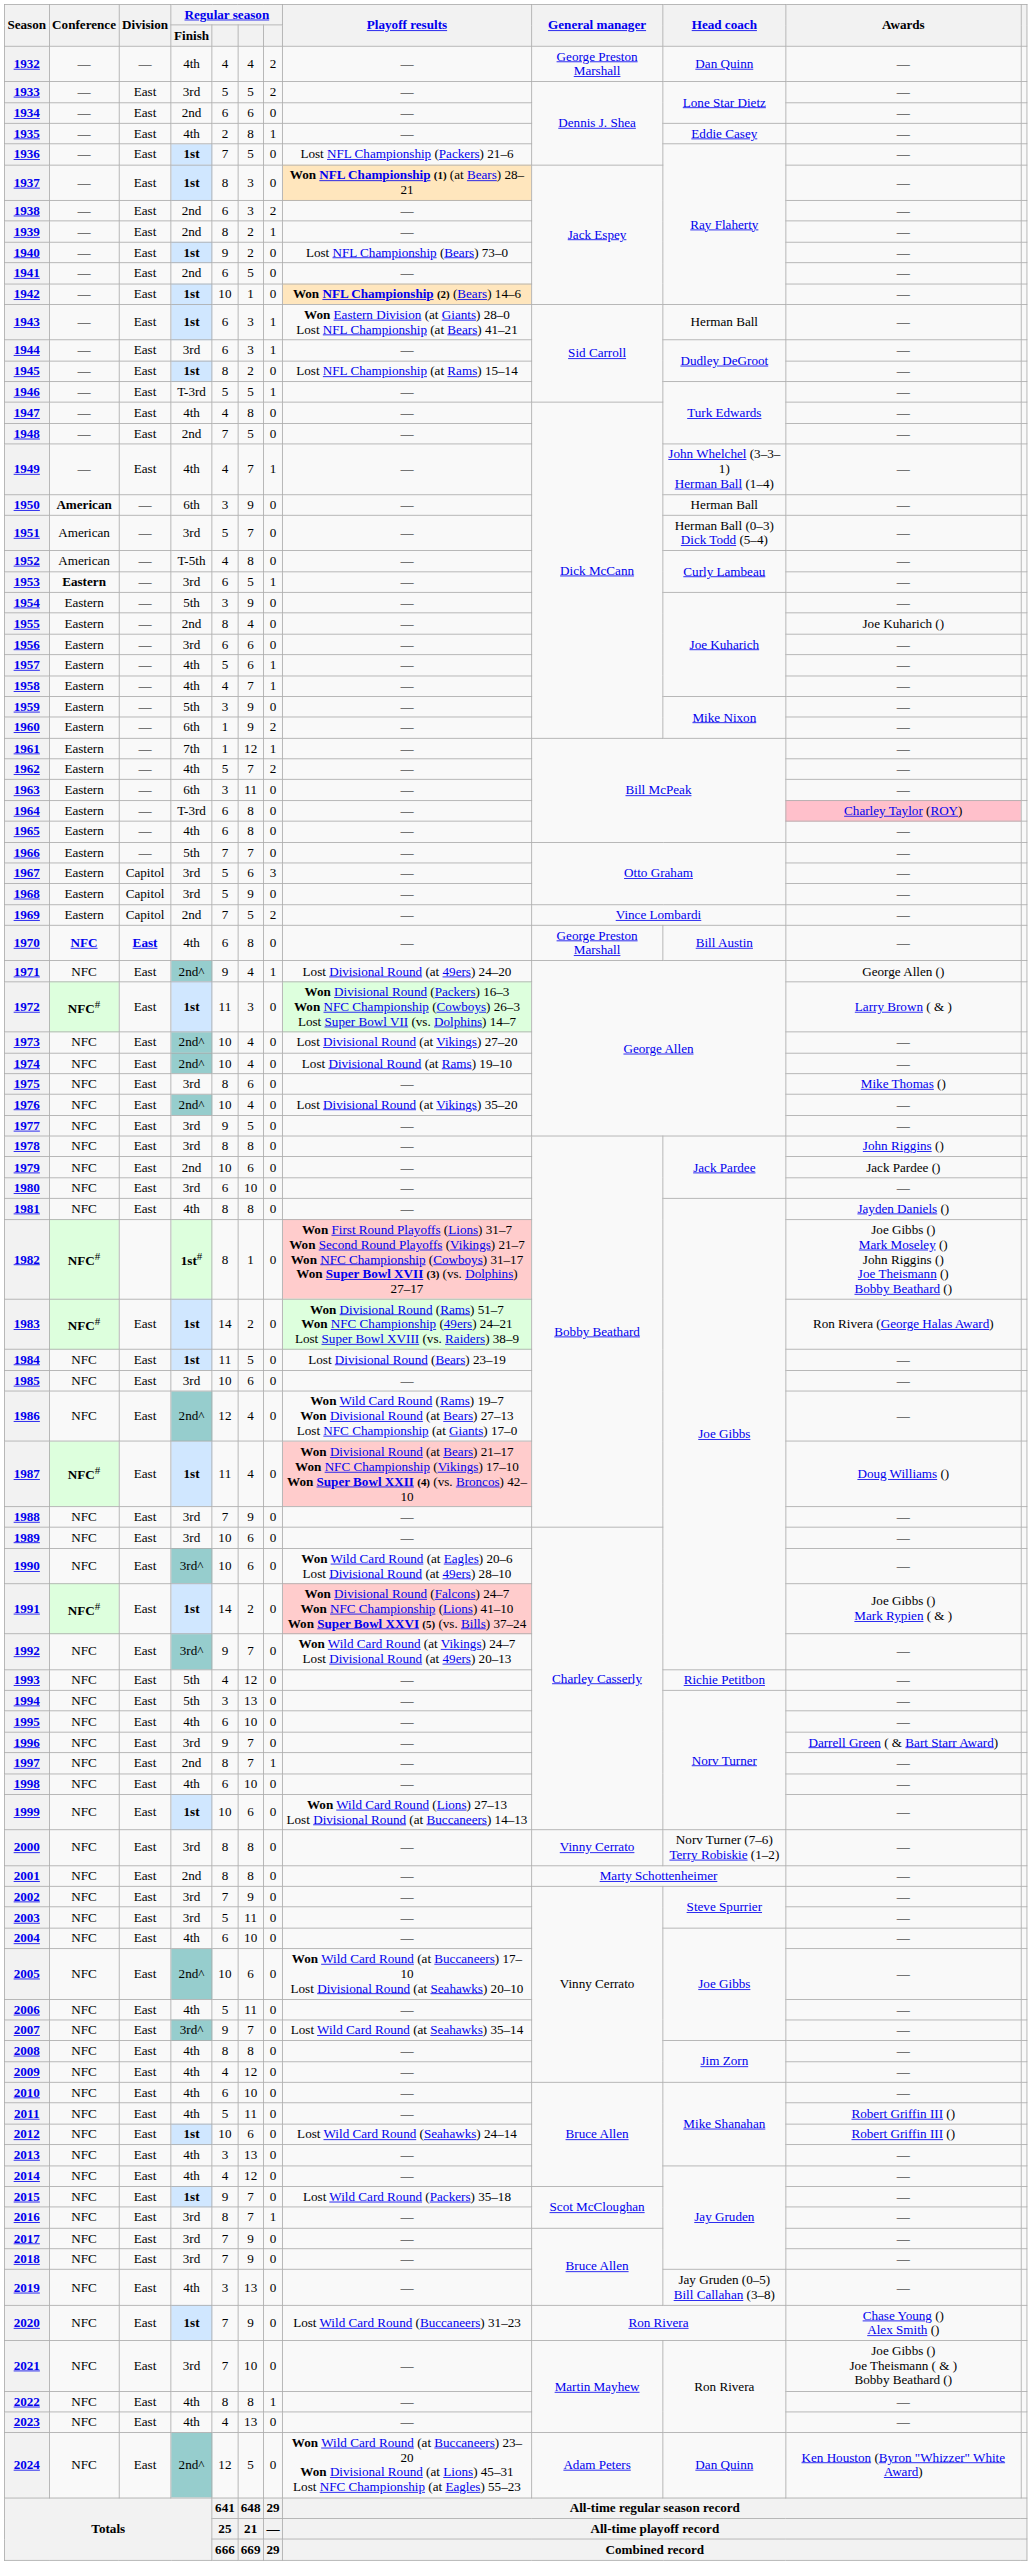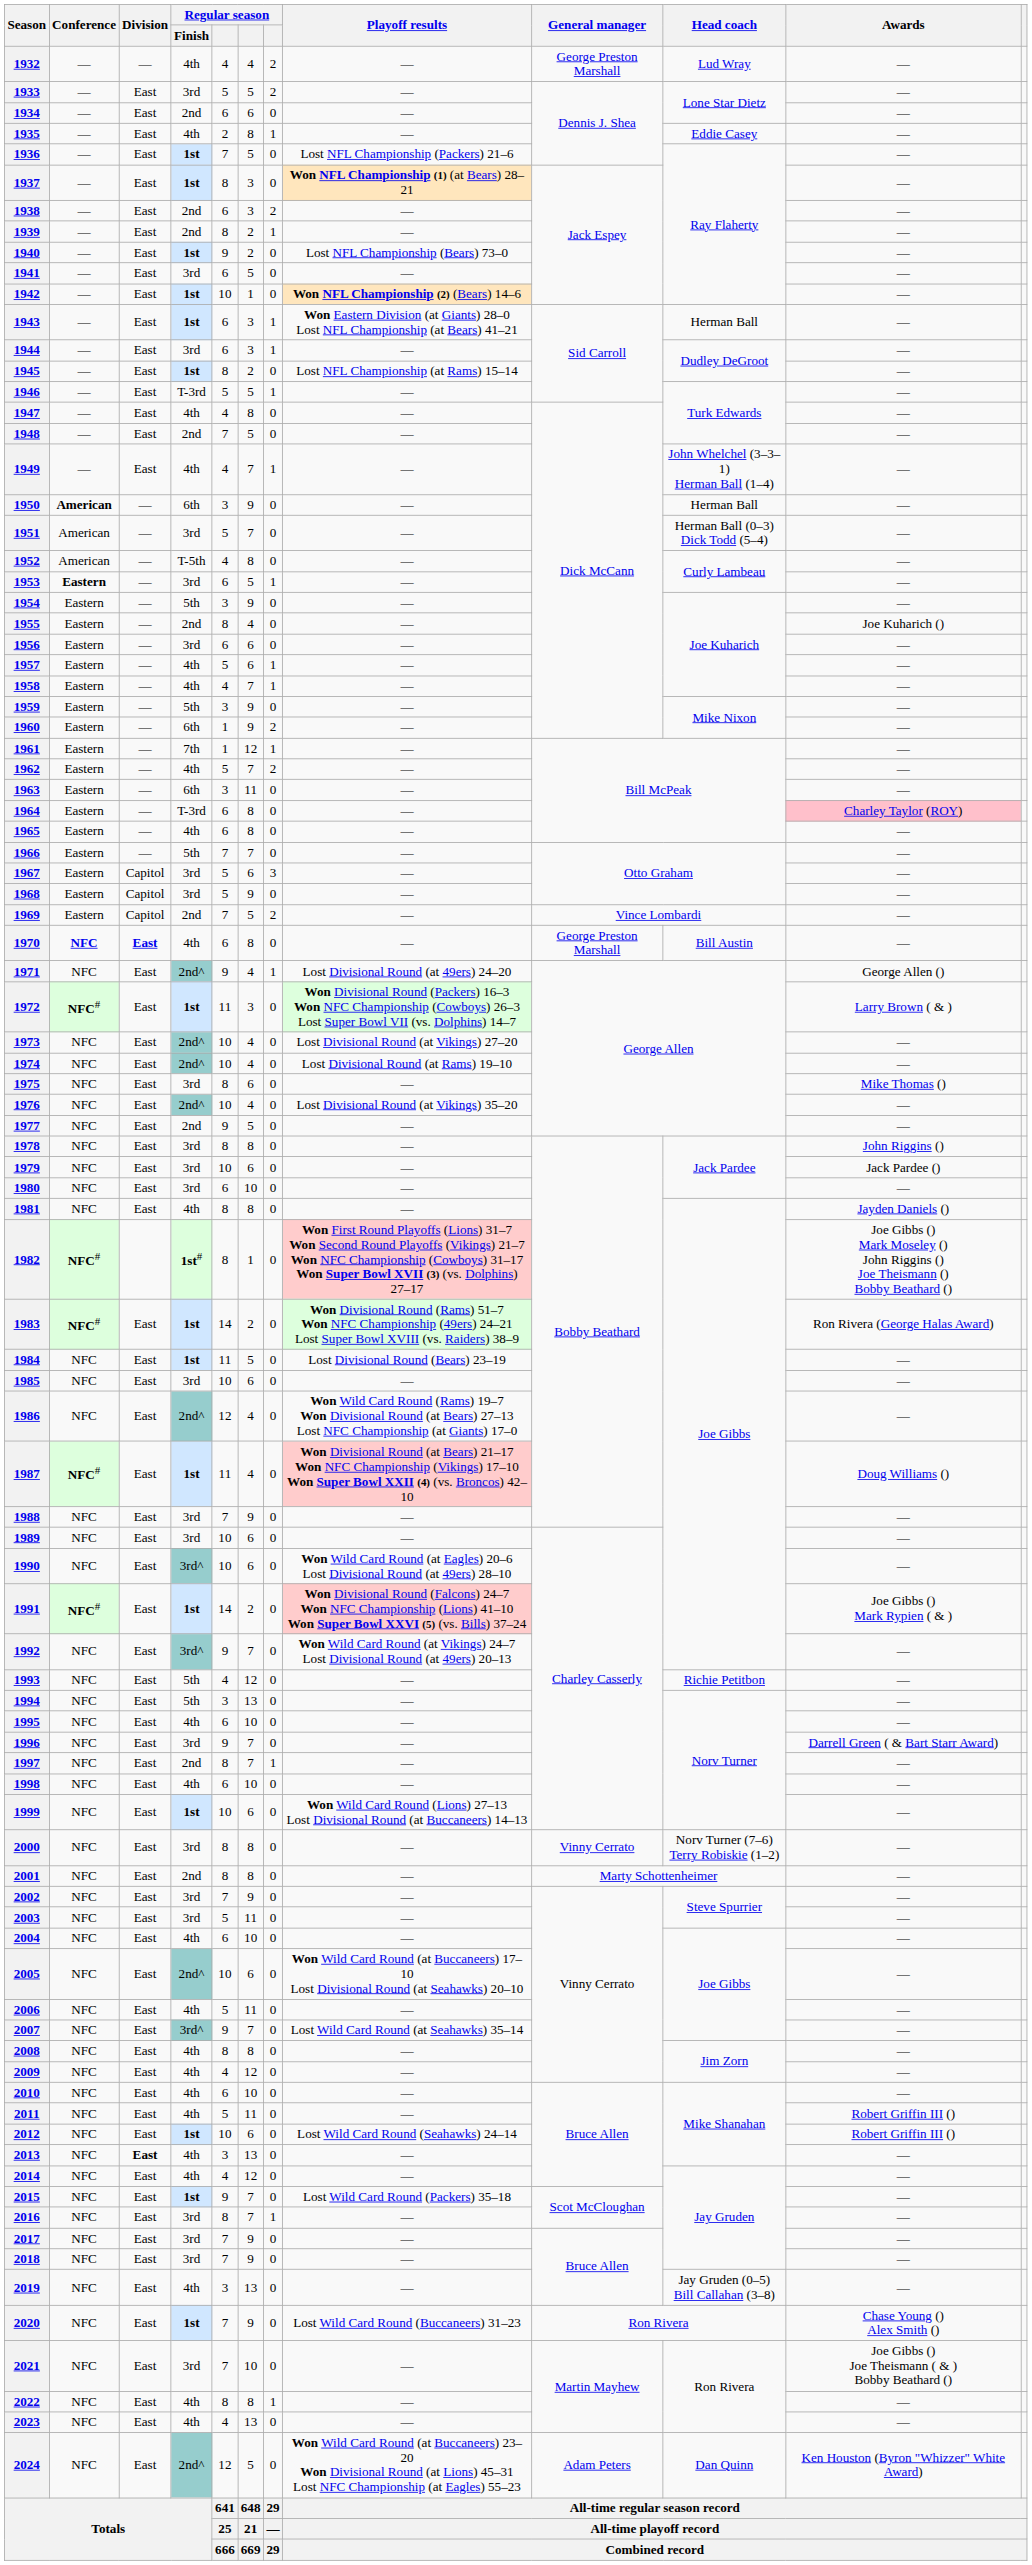(724, 63) Dan Quinn -> (724, 63) Lud Wray
(192, 273) 2nd -> (192, 273) 3rd
(192, 1125) 3rd -> (192, 1125) 2nd
(192, 1167) 2nd -> (192, 1167) 3rd
(145, 2155) normal -> (145, 2155) bold
